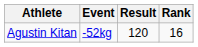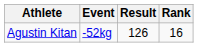(138, 32) 120 -> (138, 32) 126
